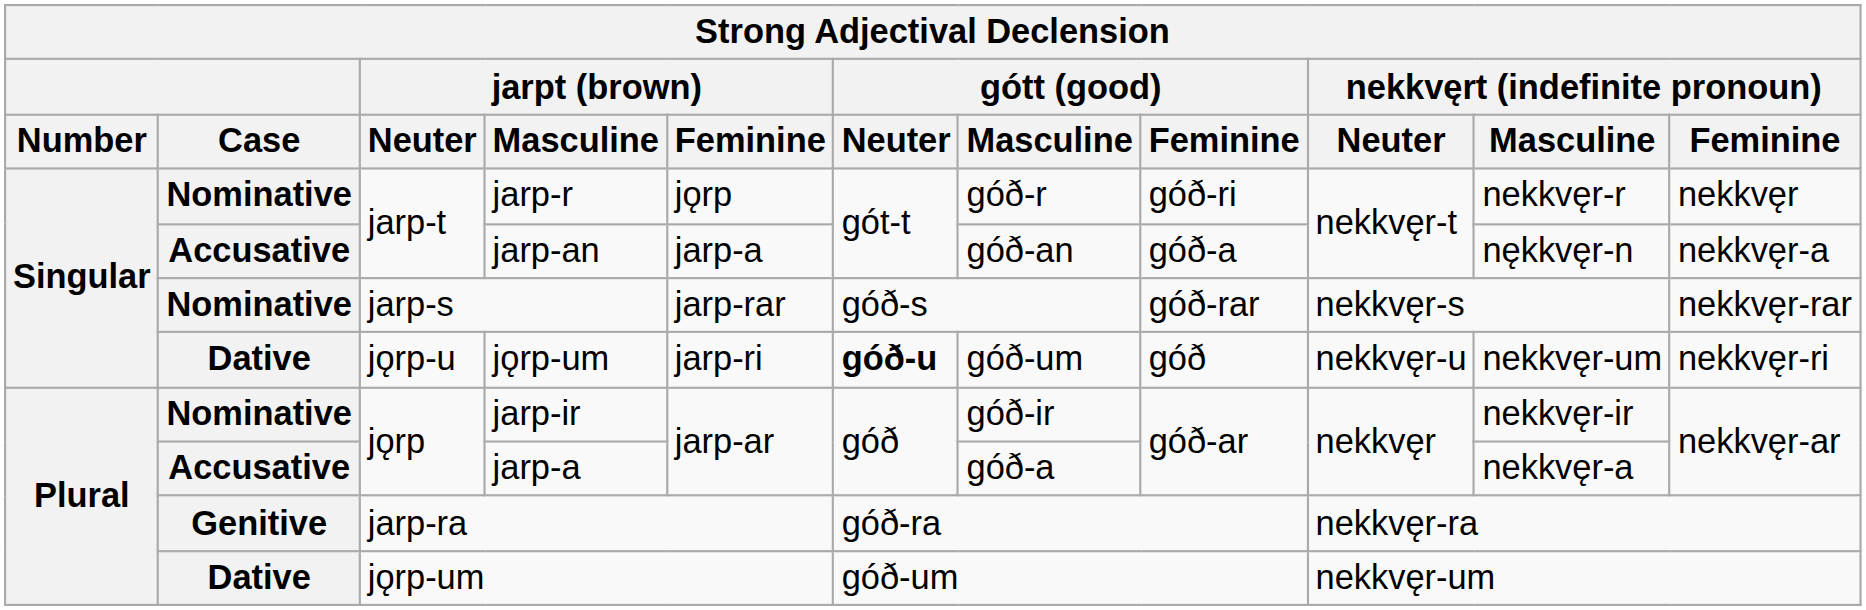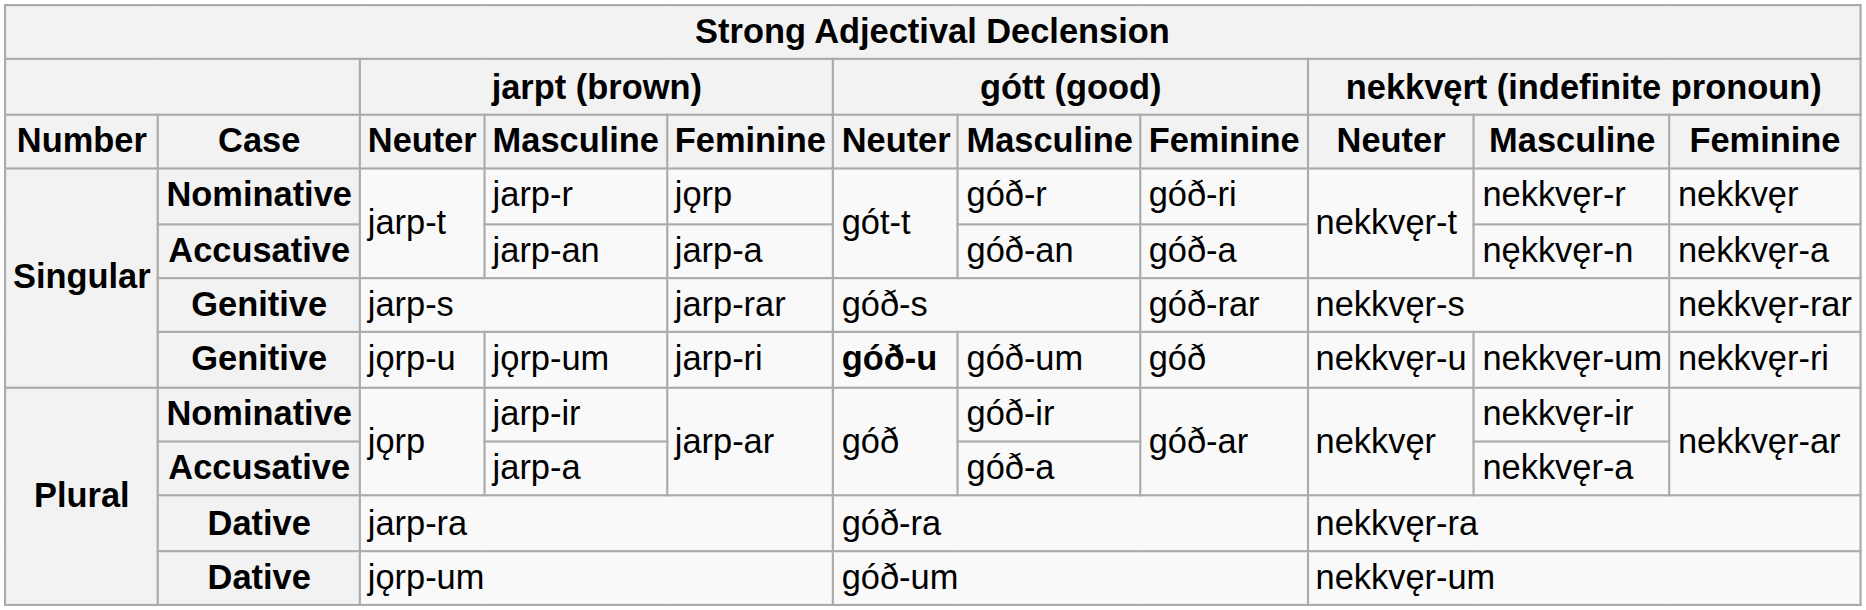(259, 304) Nominative -> (259, 304) Genitive
(259, 359) Dative -> (259, 359) Genitive
(259, 522) Genitive -> (259, 522) Dative
